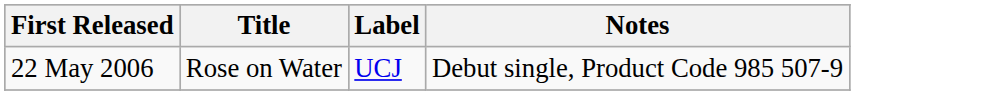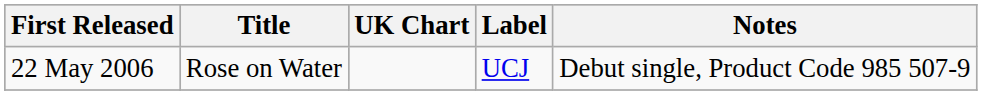+ column: (412, 25)
